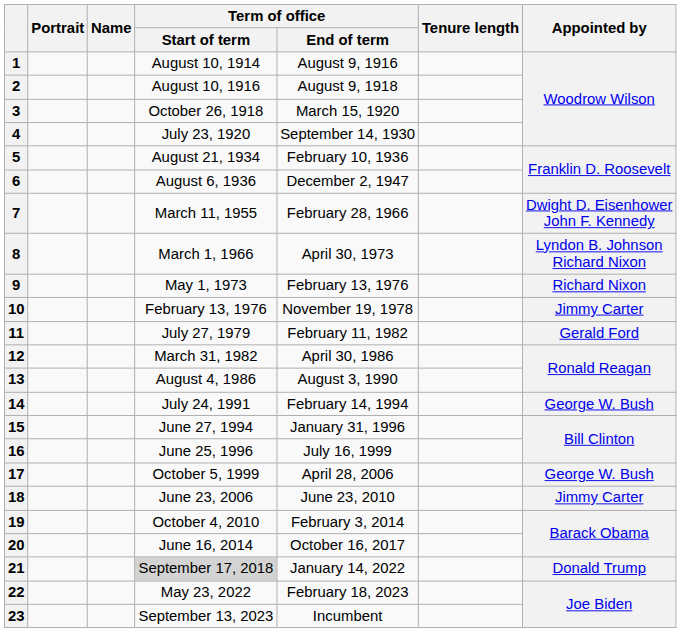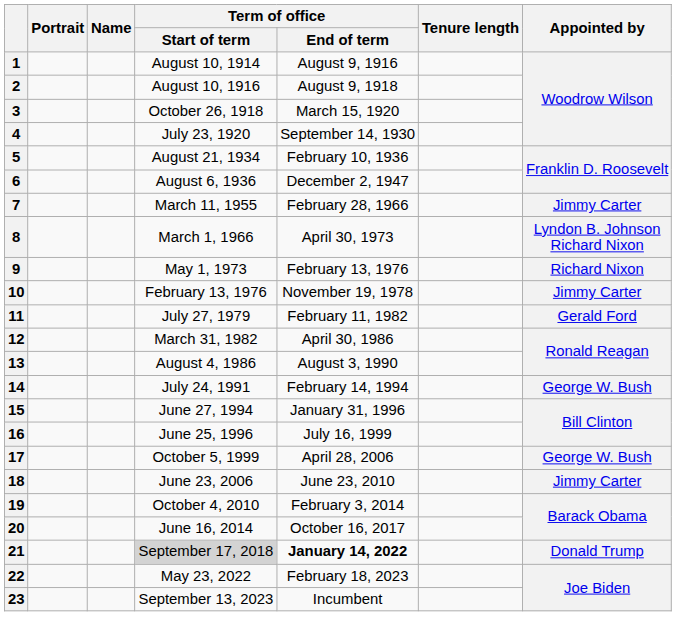(599, 213) Dwight D. Eisenhower John F. Kennedy -> (597, 205) Jimmy Carter
(348, 568) normal -> (348, 552) bold
